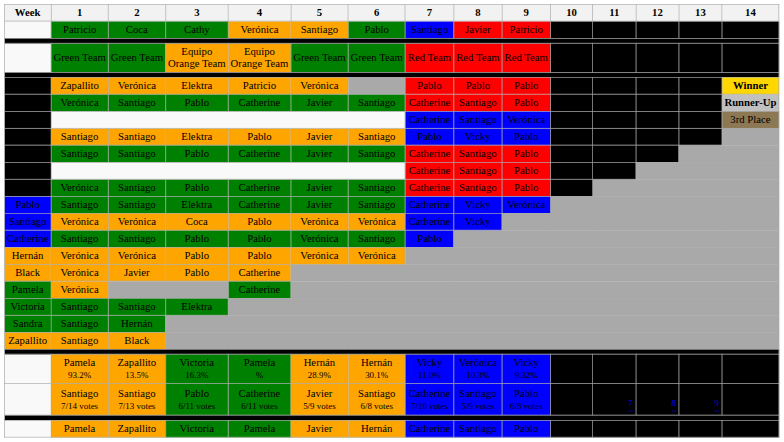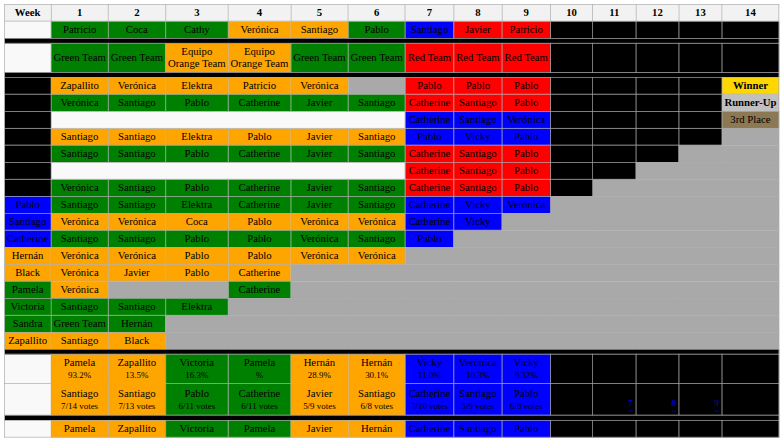(80, 323) Santiago -> (80, 323) Green Team
